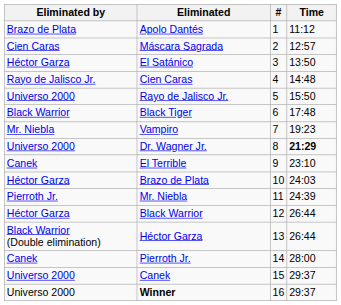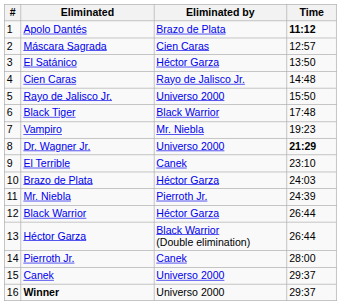columns swapped: (278, 12) <-> (71, 12)
(302, 29) normal -> (302, 29) bold
